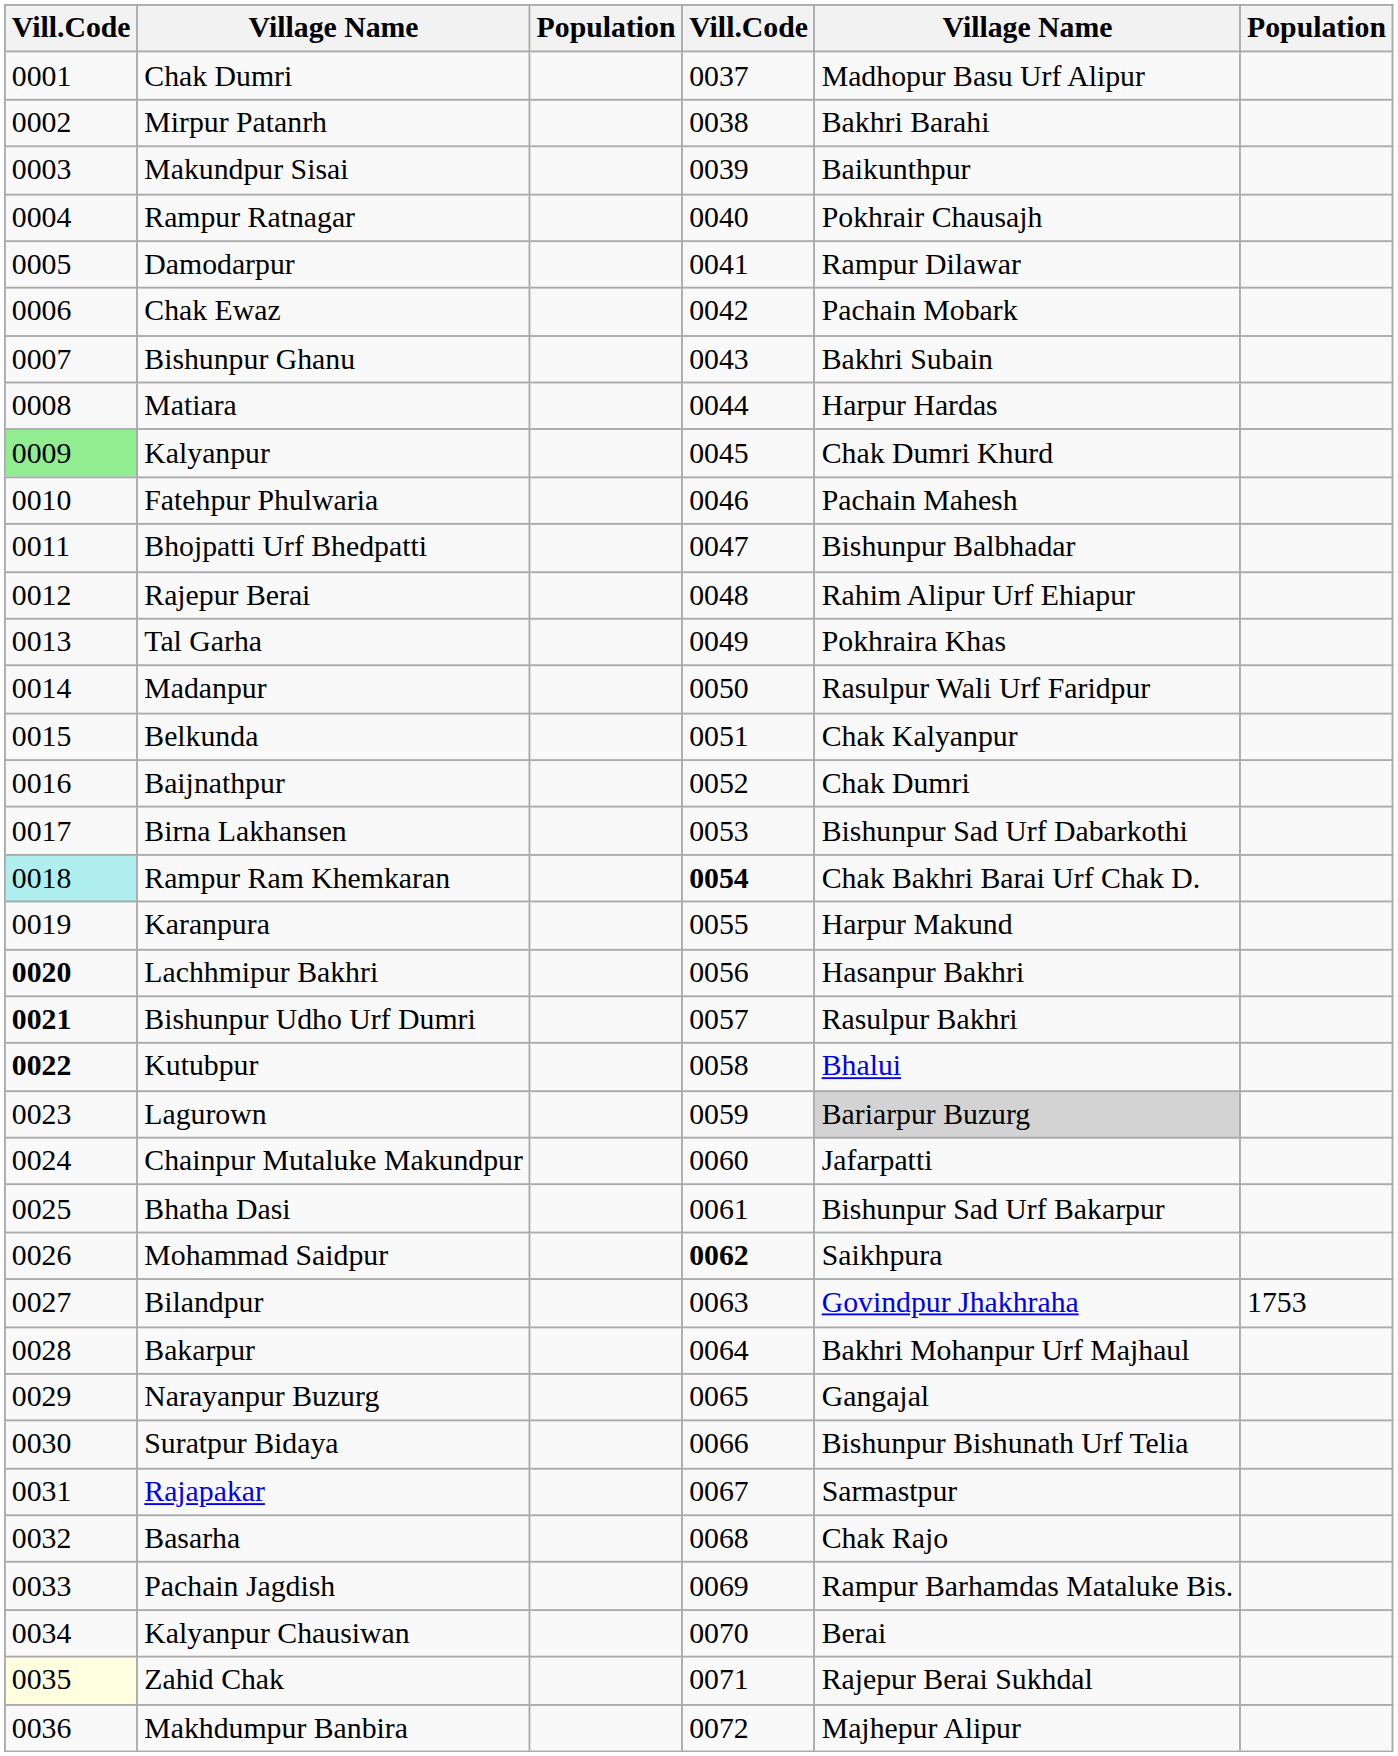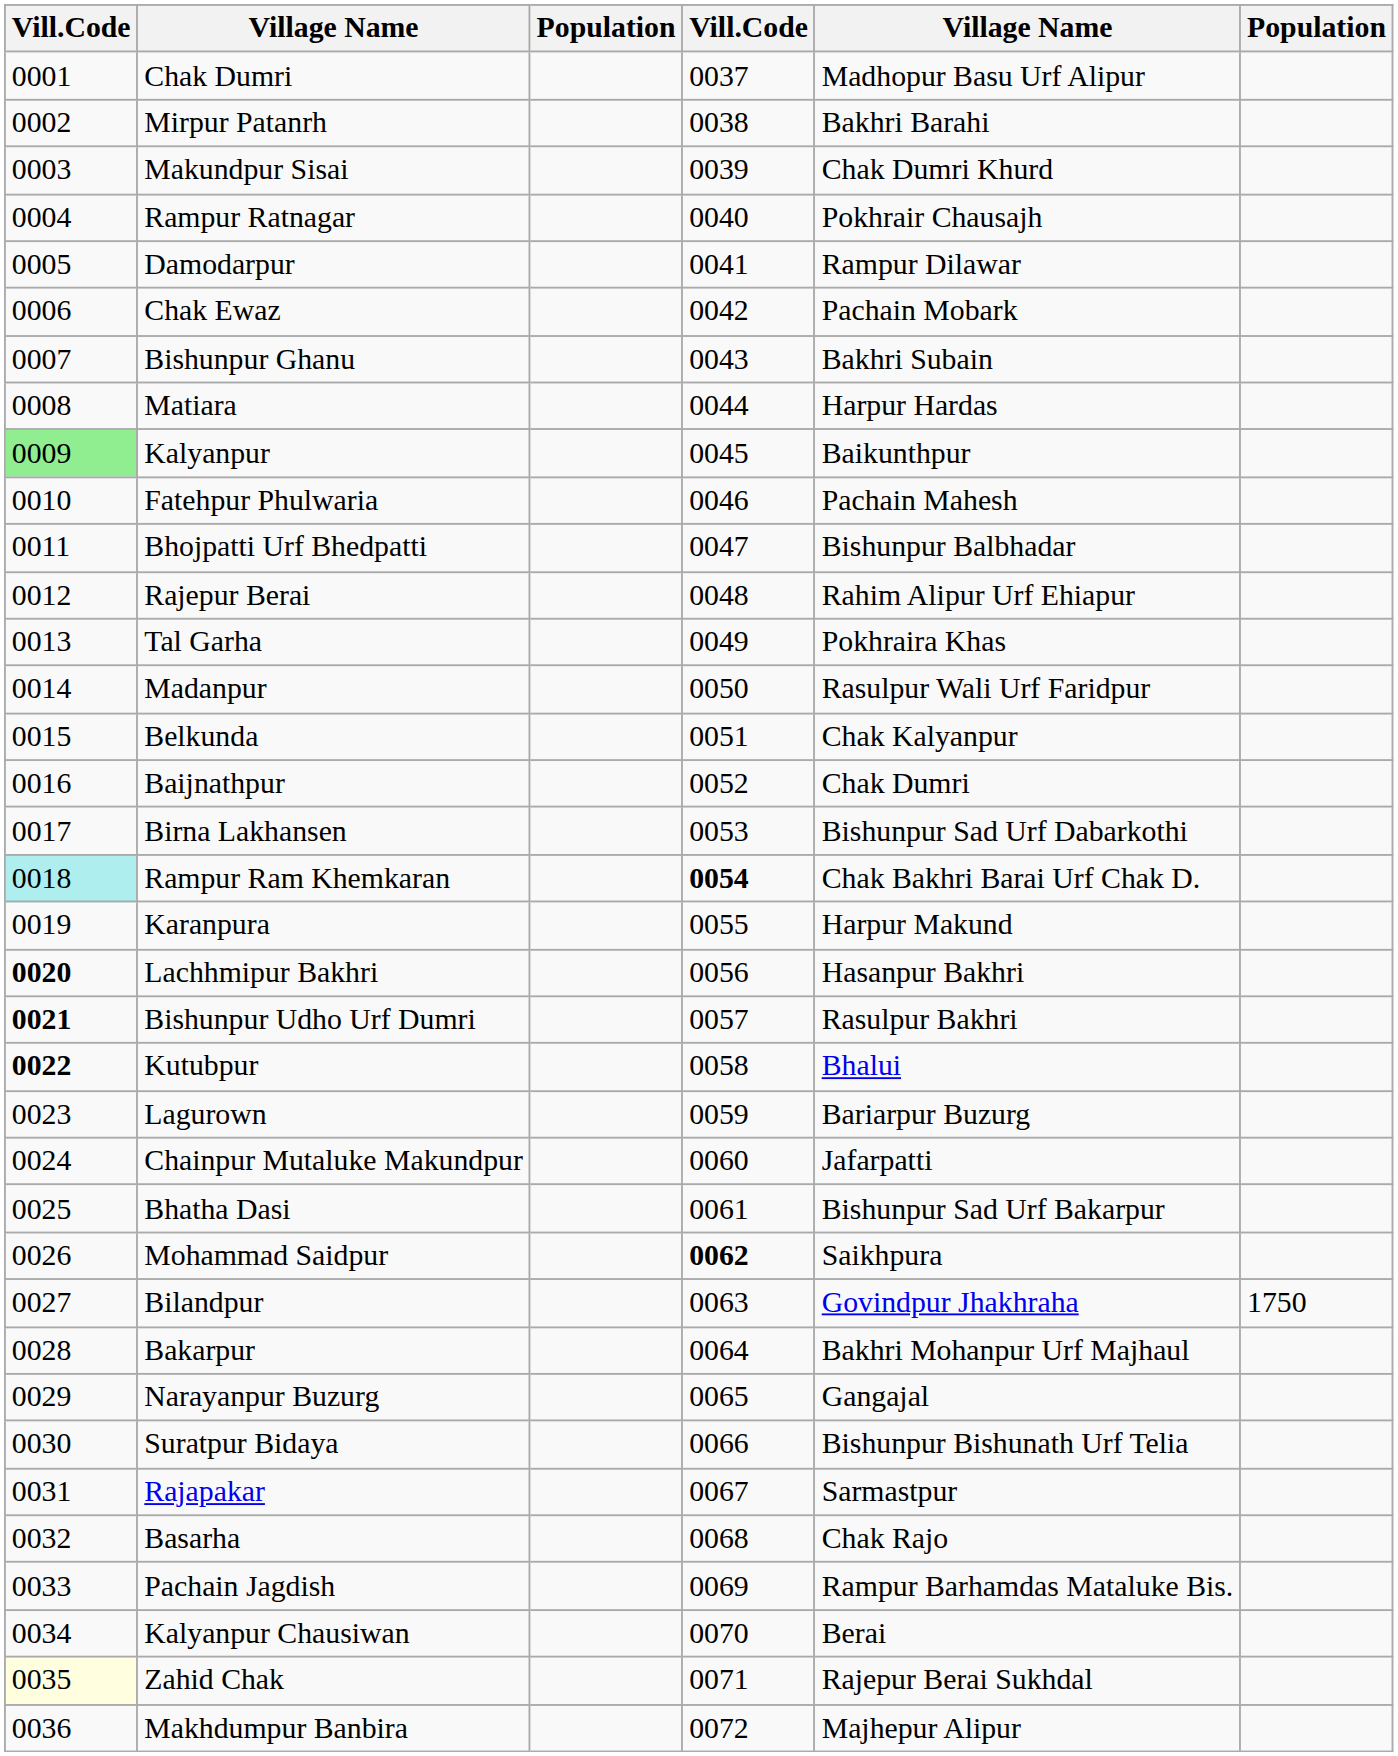(896, 169) Baikunthpur -> (937, 169) Chak Dumri Khurd
(937, 452) Chak Dumri Khurd -> (896, 452) Baikunthpur
(926, 1113) lightgrey background -> (926, 1113) no background
(1277, 1302) 1753 -> (1277, 1302) 1750
